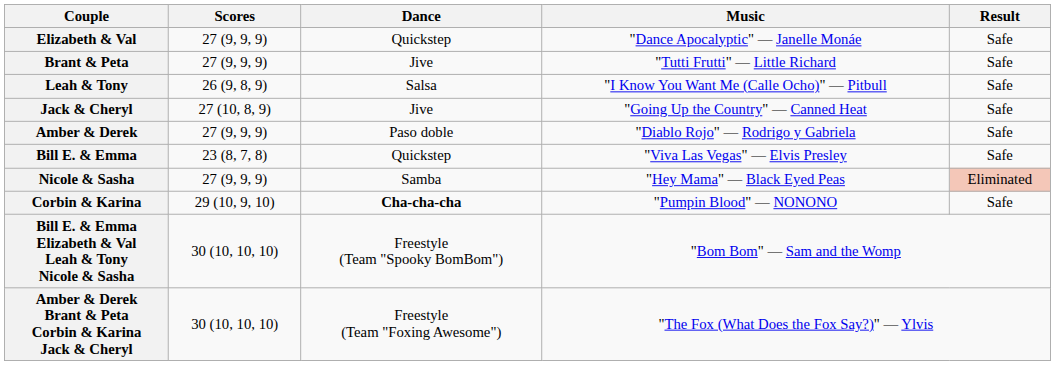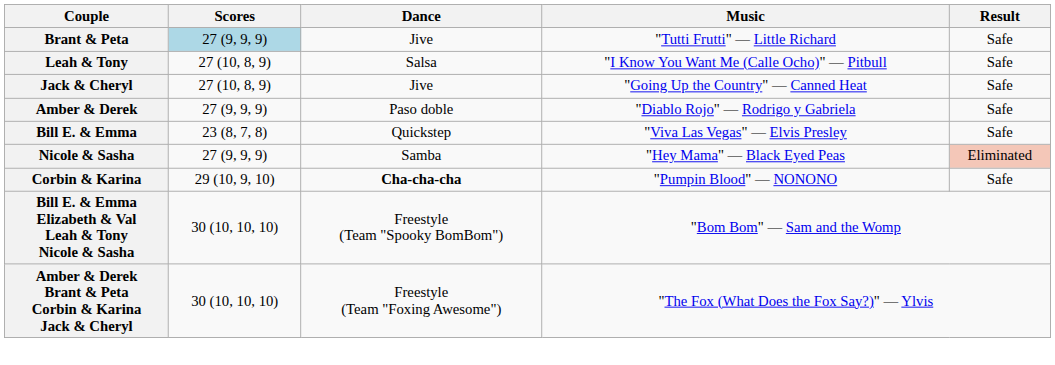- row: (87, 39)
(235, 62) no background -> (235, 39) lightblue background
(235, 86) 26 (9, 8, 9) -> (235, 62) 27 (10, 8, 9)
